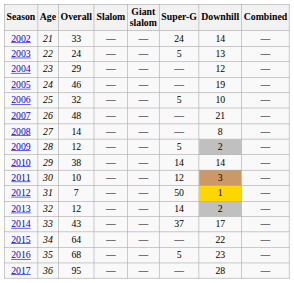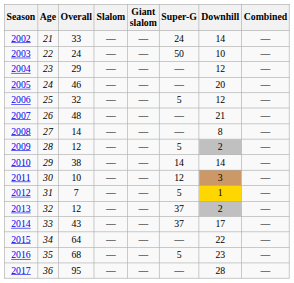(179, 54) 5 -> (179, 54) 50
(220, 54) 13 -> (220, 54) 10
(220, 85) 19 -> (220, 85) 20
(220, 100) 10 -> (220, 100) 12
(179, 193) 50 -> (179, 193) 5
(179, 208) 14 -> (179, 208) 37
